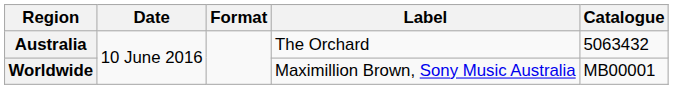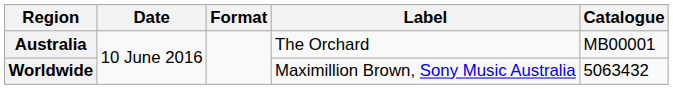(616, 44) 5063432 -> (619, 44) MB00001
(619, 71) MB00001 -> (616, 71) 5063432
